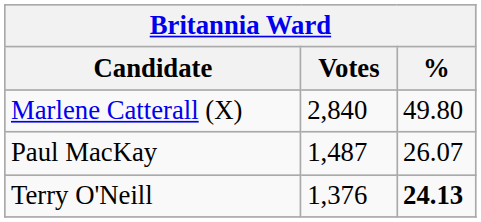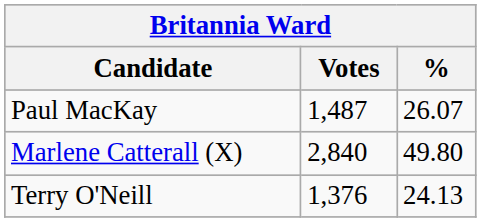rows swapped: (127, 110) <-> (84, 152)
(433, 195) bold -> (433, 195) normal
